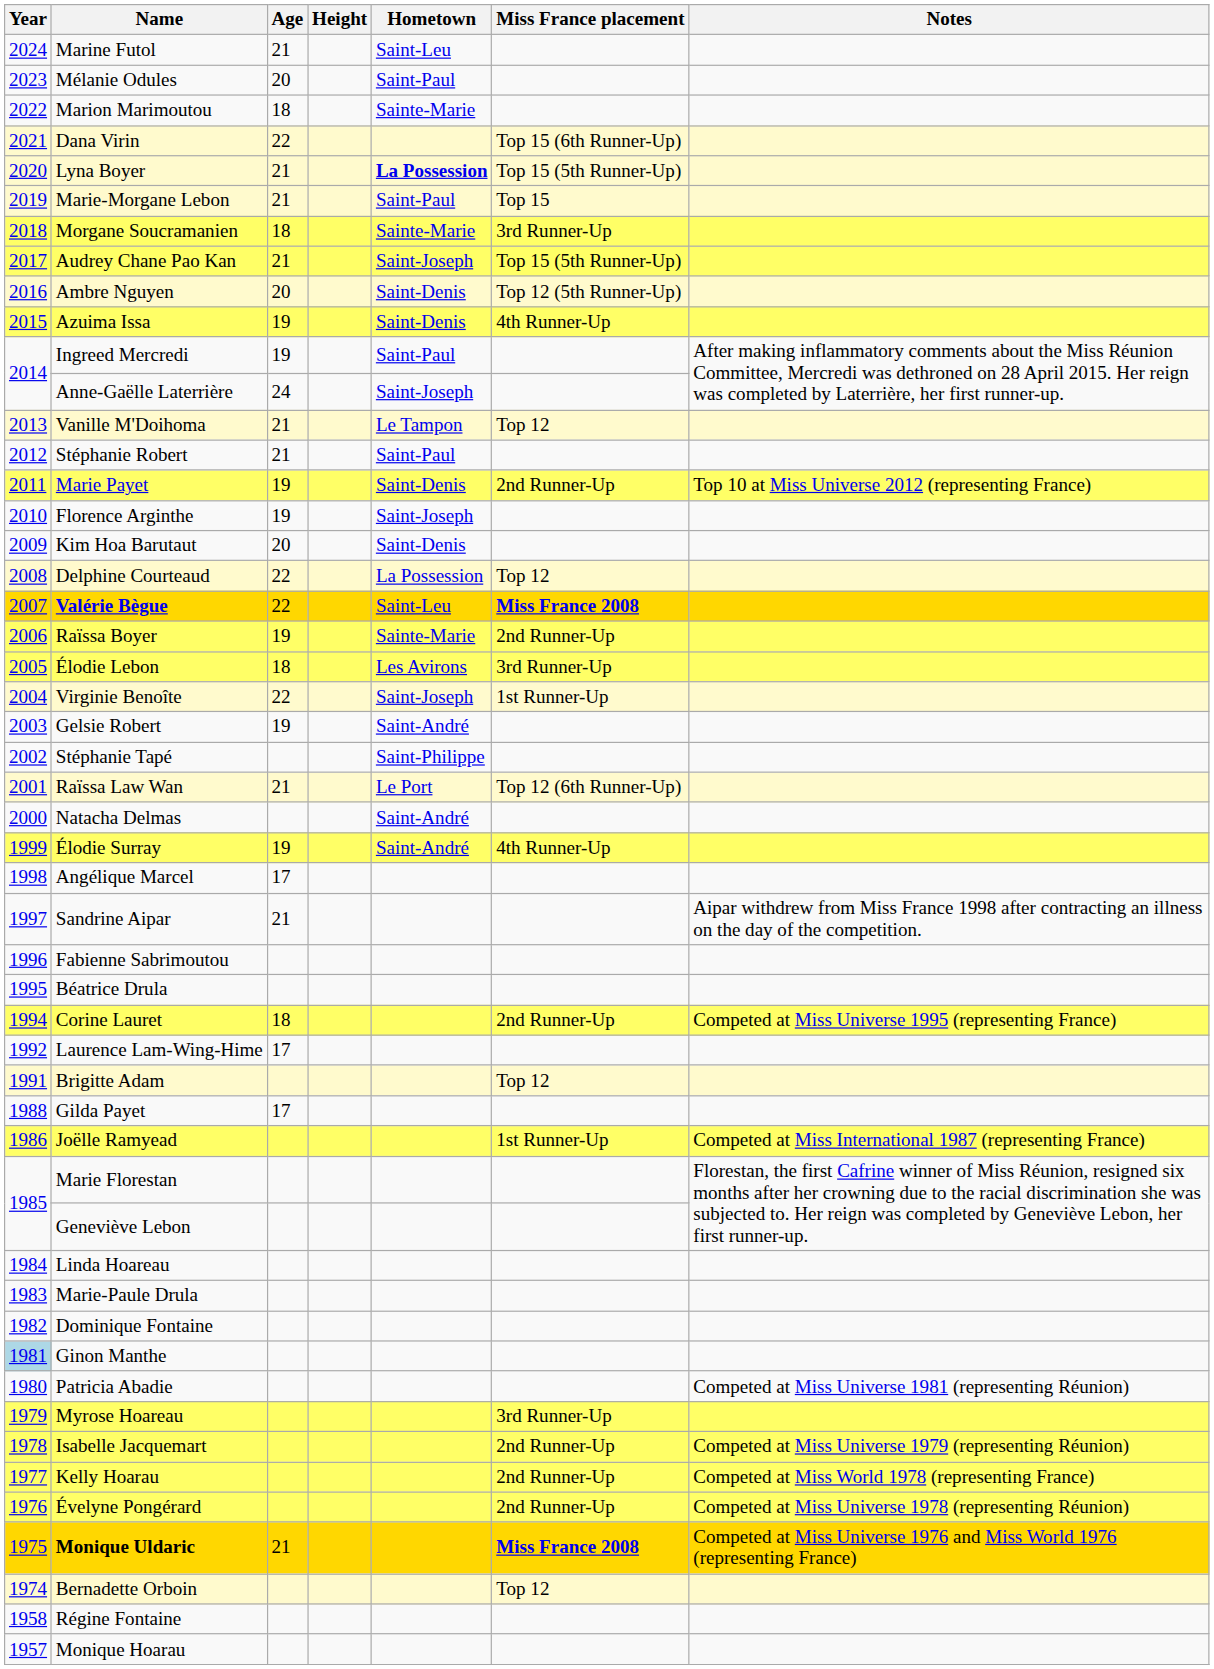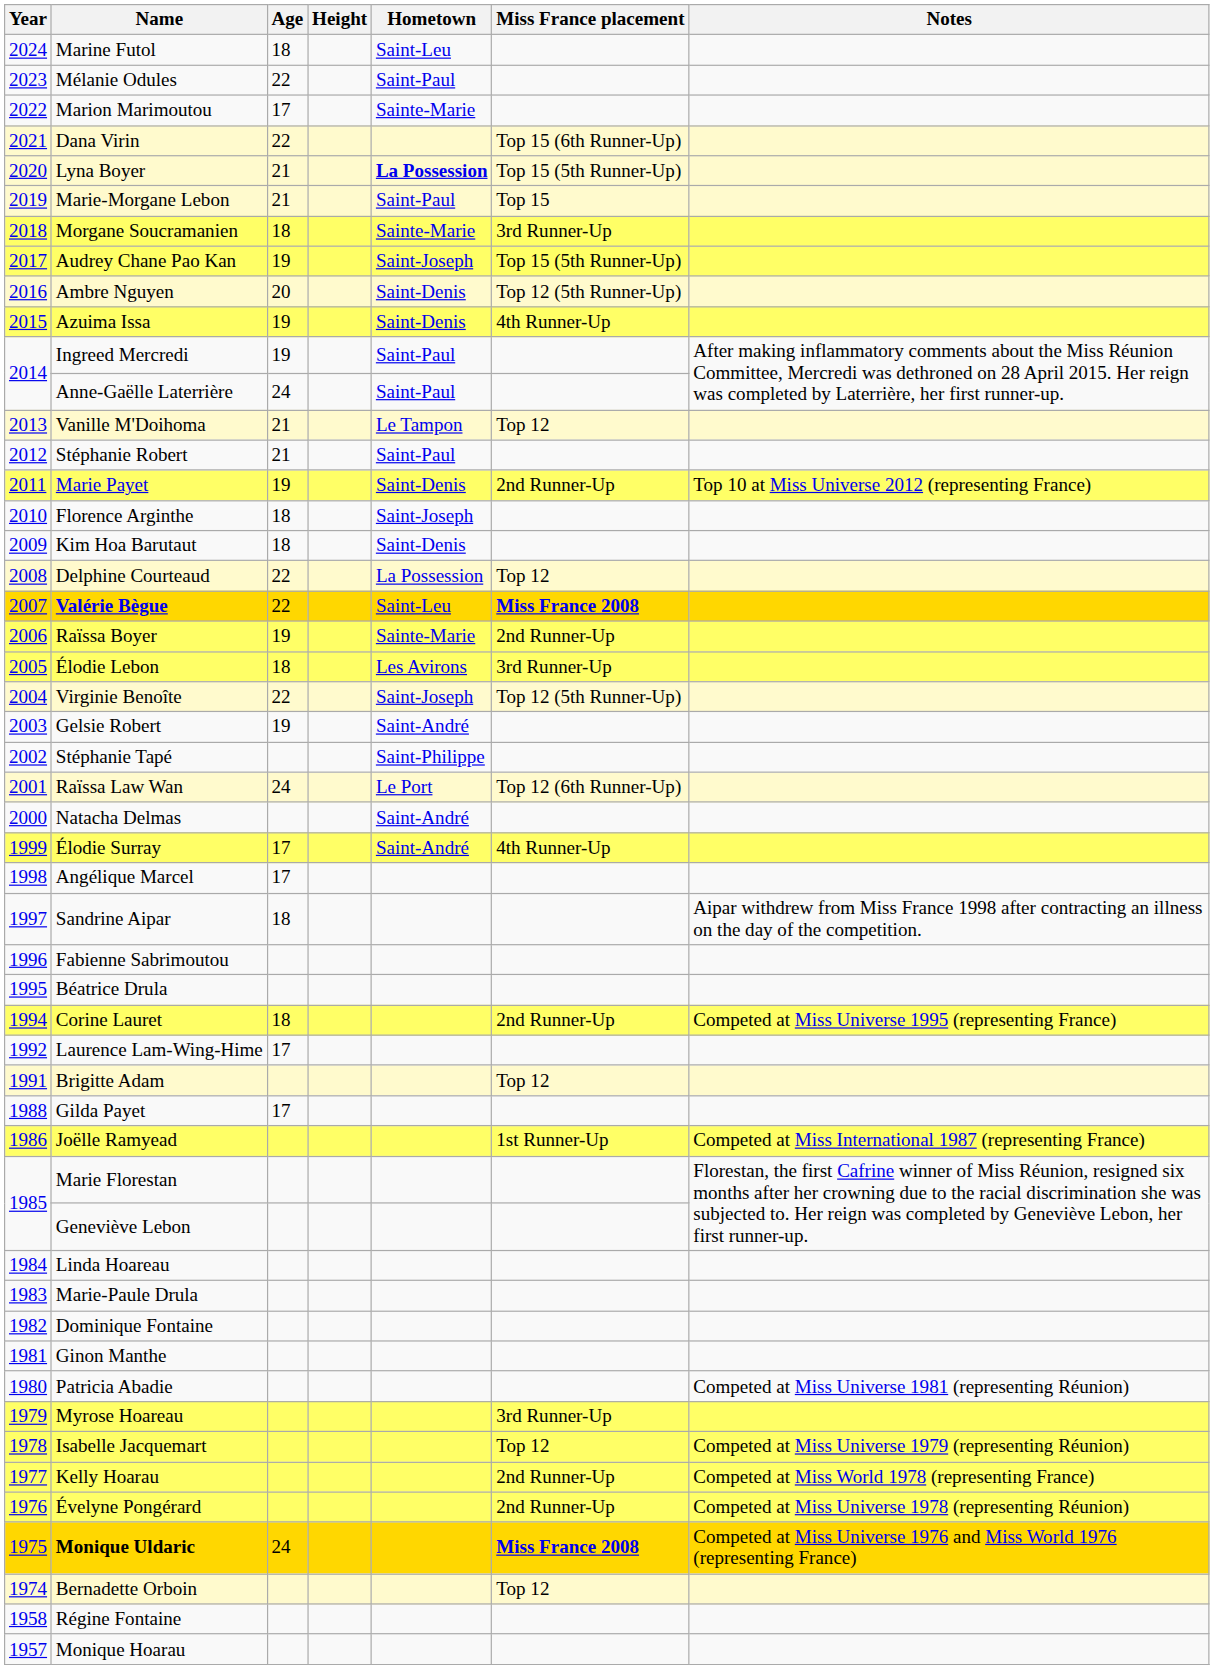(281, 49) 21 -> (281, 49) 18
(281, 79) 20 -> (281, 79) 22
(281, 110) 18 -> (281, 110) 17
(281, 261) 21 -> (281, 261) 19
(425, 391) Saint-Joseph -> (416, 391) Saint-Paul
(281, 515) 19 -> (281, 515) 18
(281, 545) 20 -> (281, 545) 18
(552, 696) 1st Runner-Up -> (589, 696) Top 12 (5th Runner-Up)
(281, 787) 21 -> (281, 787) 24
(281, 847) 19 -> (281, 847) 17
(281, 918) 21 -> (281, 918) 18
(28, 1355) lightblue background -> (28, 1355) no background
(556, 1446) 2nd Runner-Up -> (523, 1446) Top 12
(281, 1547) 21 -> (281, 1547) 24
